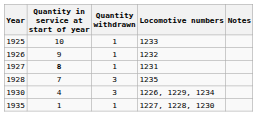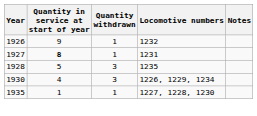- row: (16, 41)
(59, 80) 7 -> (59, 67) 5
